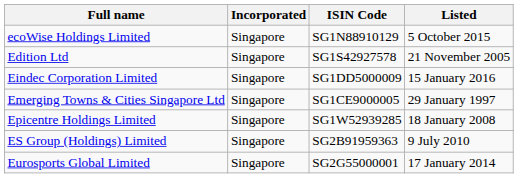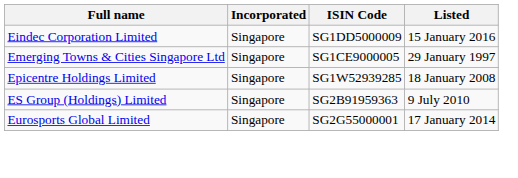- row: (79, 36)
- row: (38, 57)
